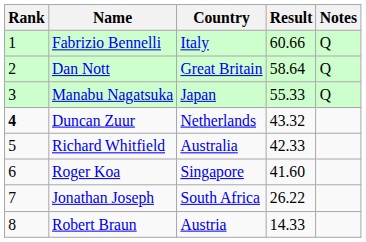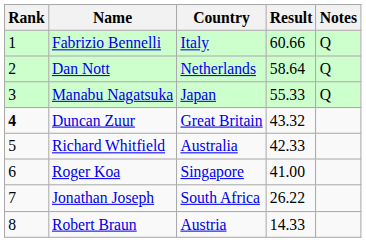(221, 69) Great Britain -> (218, 69) Netherlands
(218, 120) Netherlands -> (221, 120) Great Britain
(287, 172) 41.60 -> (287, 172) 41.00
